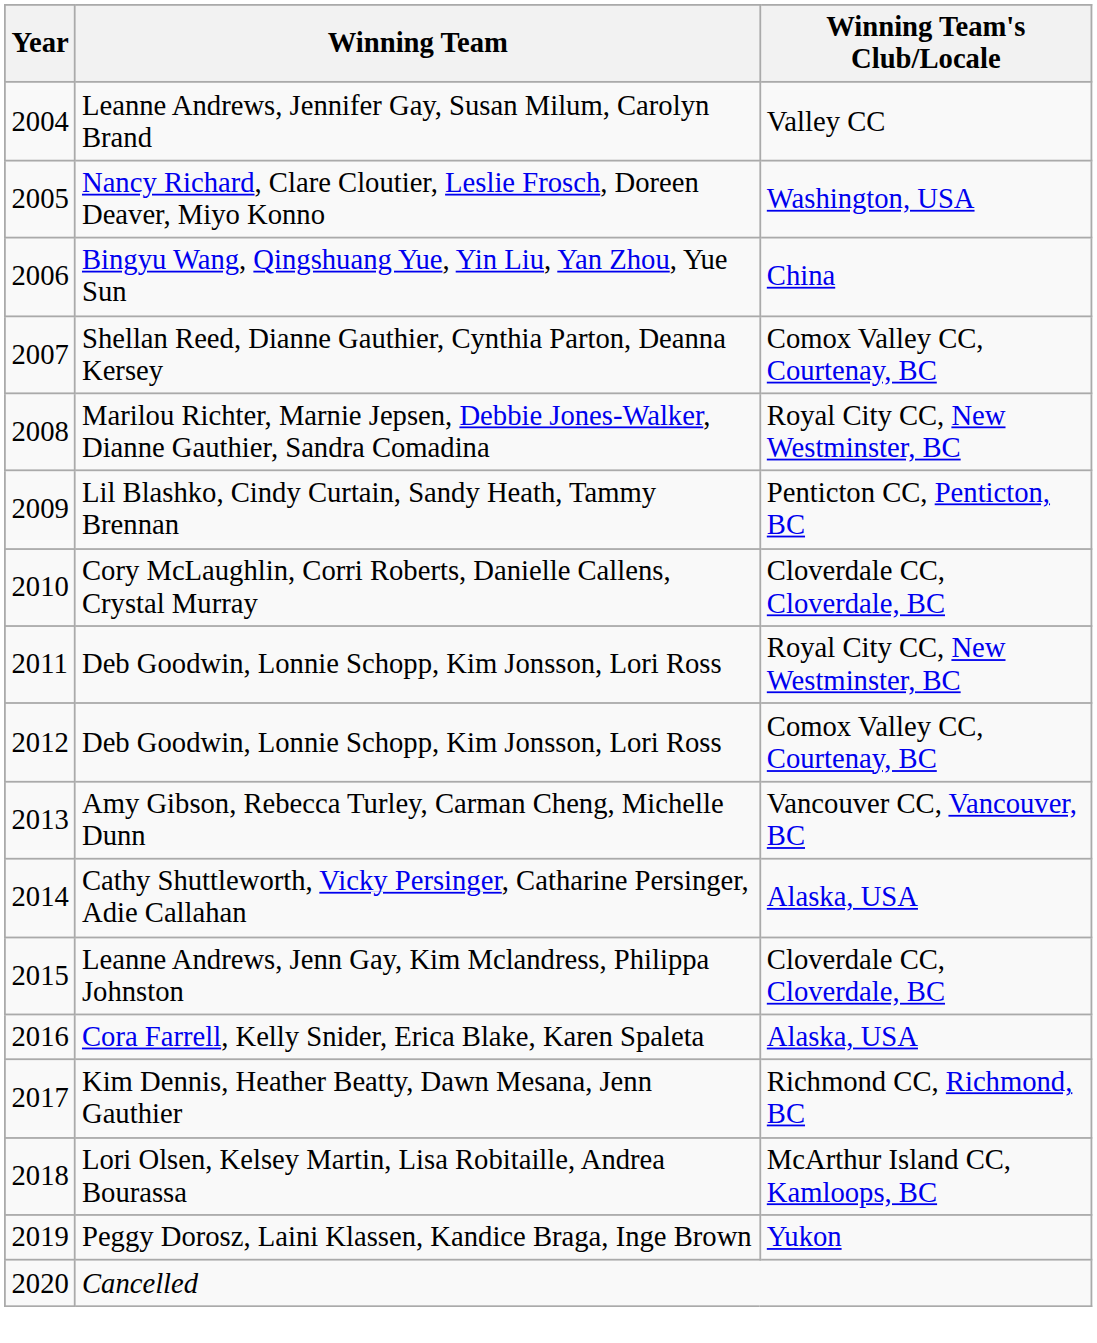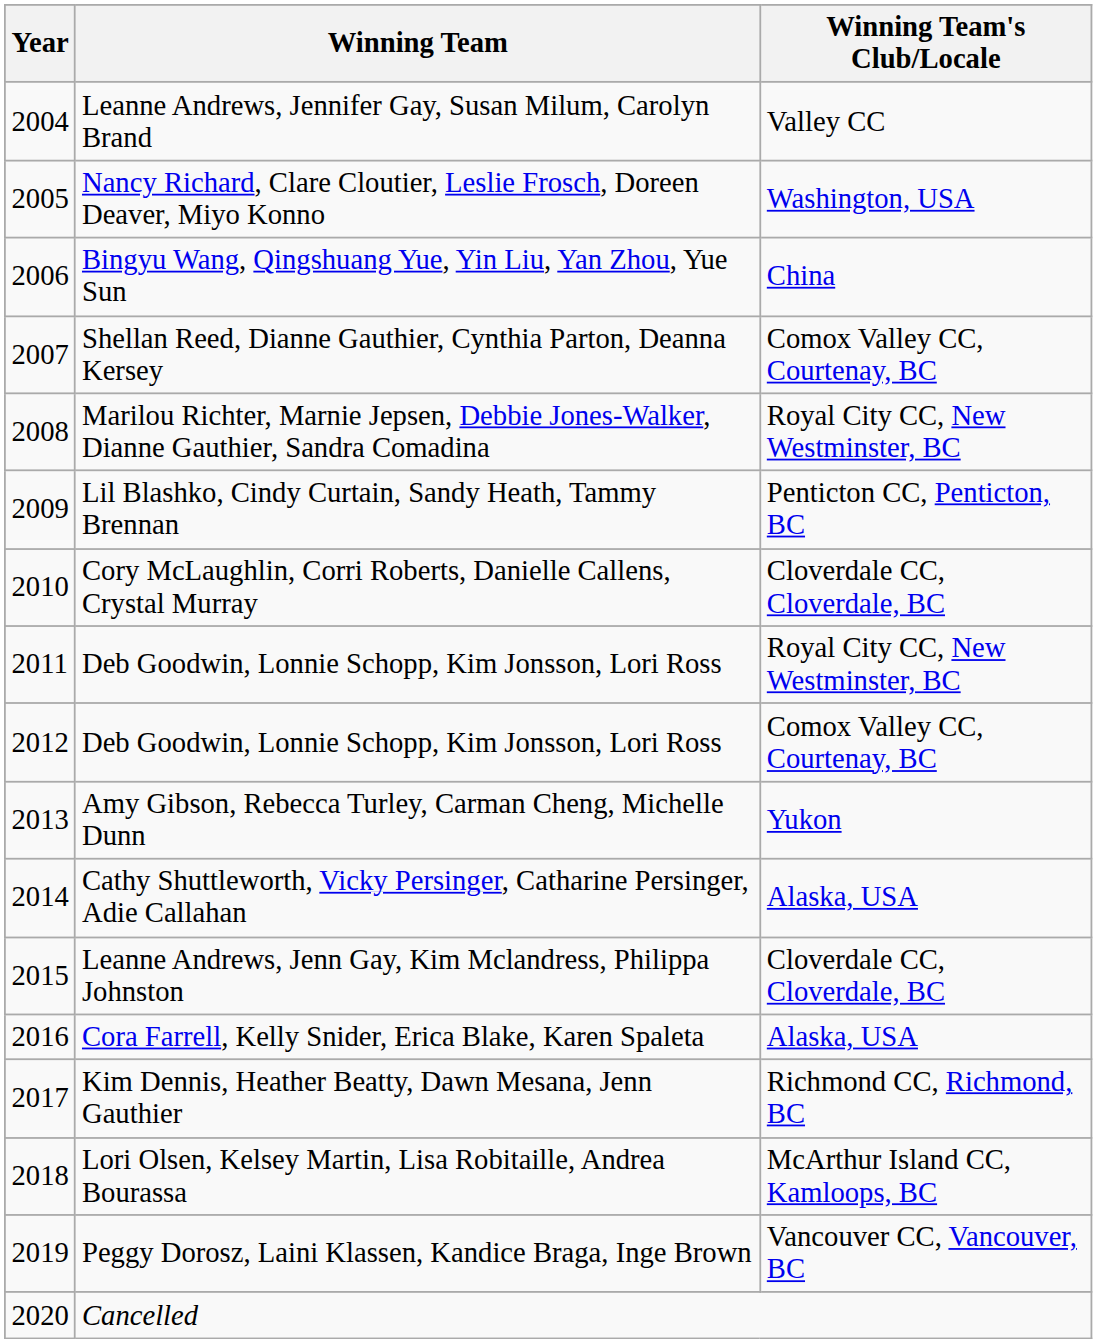(922, 819) Vancouver CC, Vancouver, BC -> (804, 819) Yukon
(804, 1237) Yukon -> (922, 1253) Vancouver CC, Vancouver, BC
